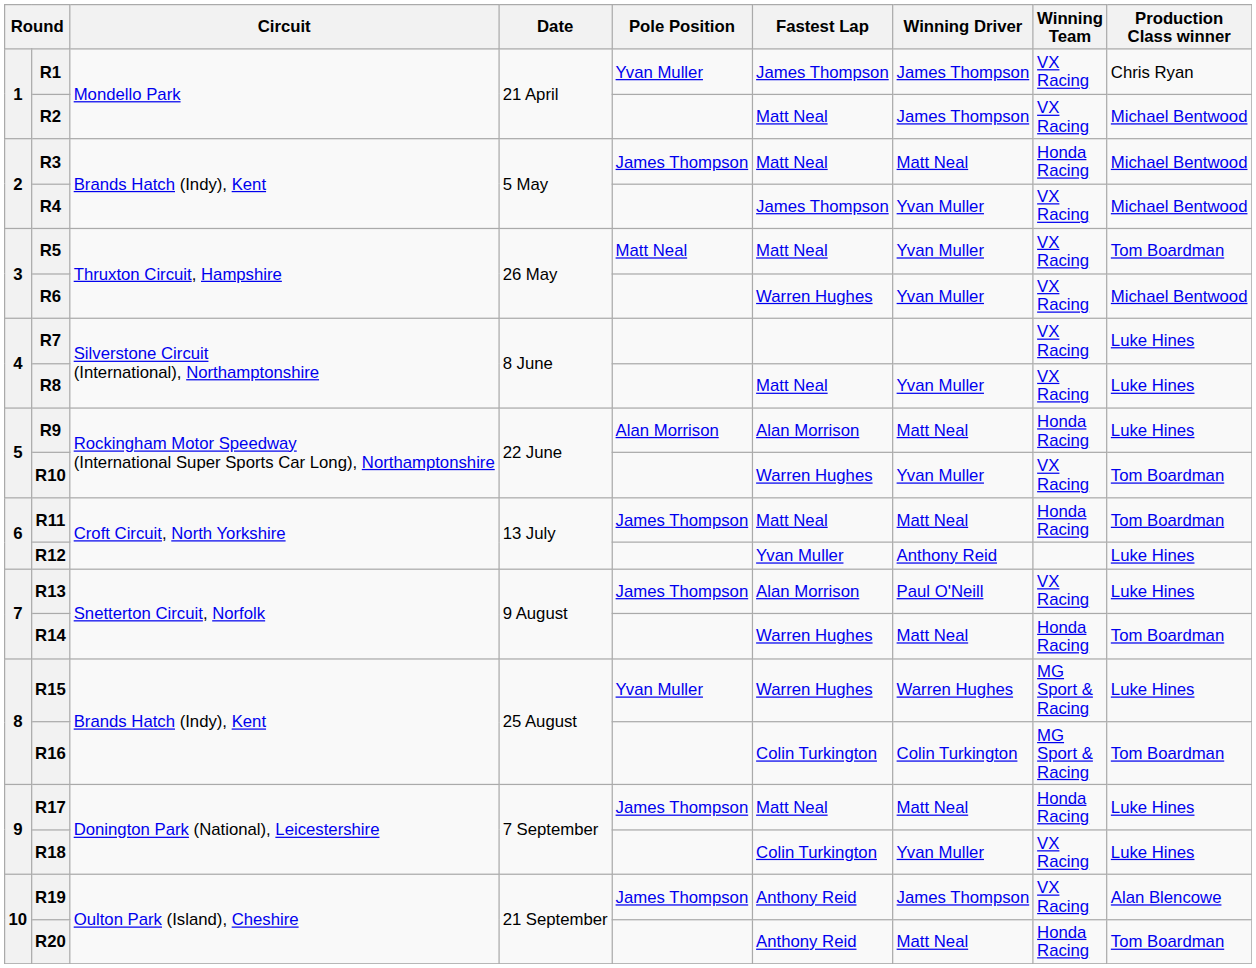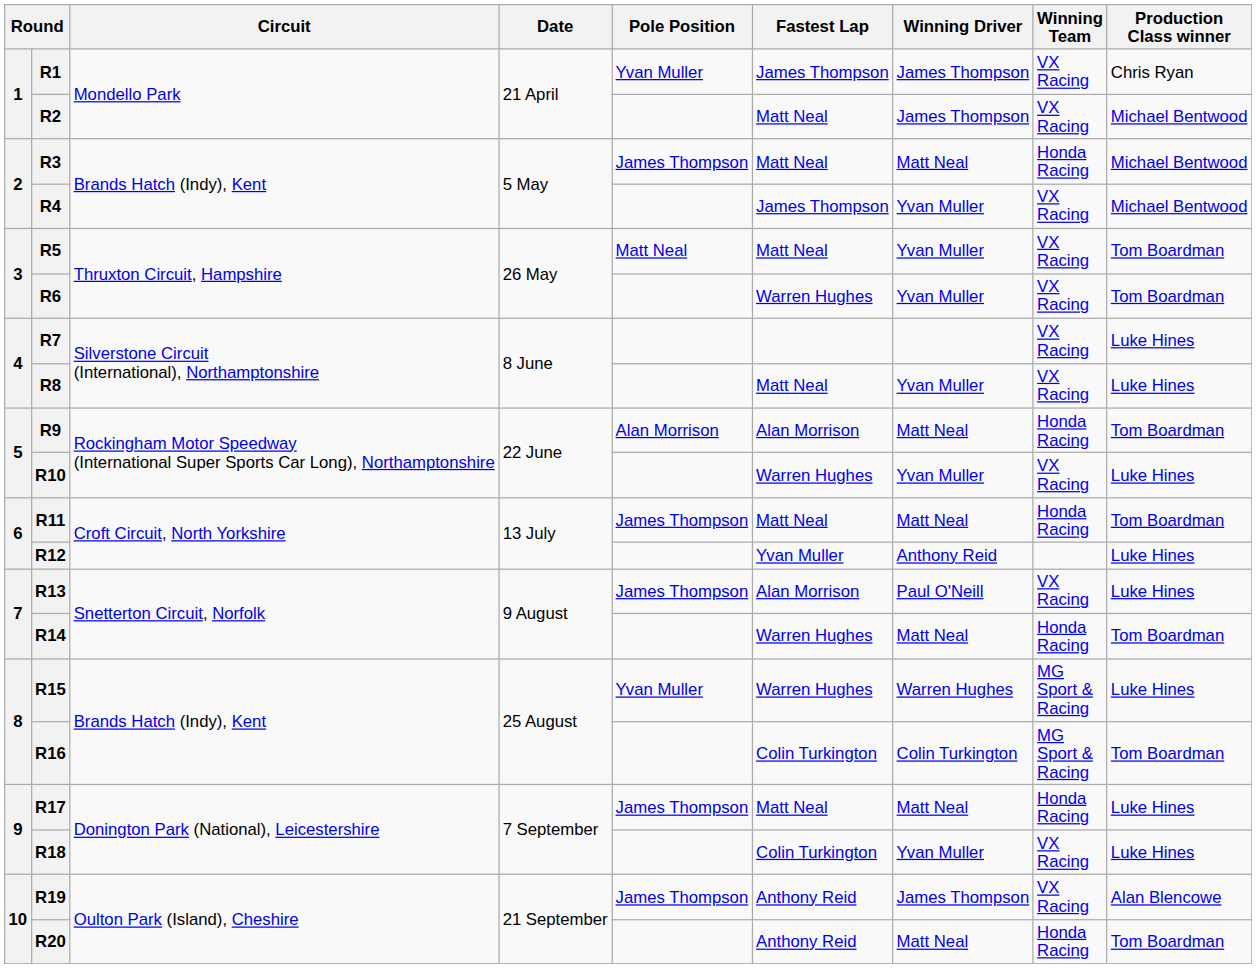(1179, 296) Michael Bentwood -> (1168, 296) Tom Boardman
(1153, 430) Luke Hines -> (1168, 430) Tom Boardman
(1168, 475) Tom Boardman -> (1153, 475) Luke Hines
